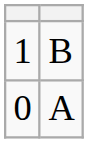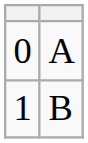rows swapped: (23, 108) <-> (23, 50)
